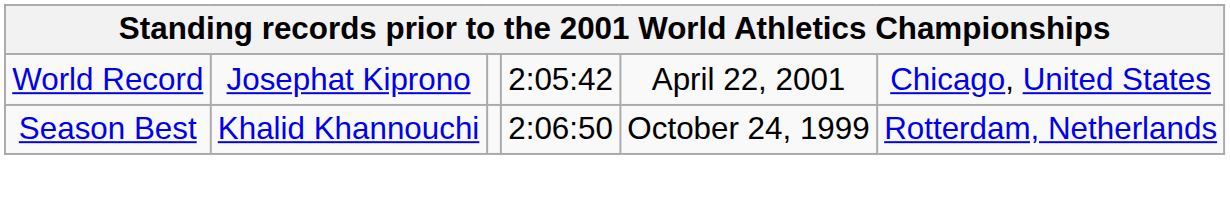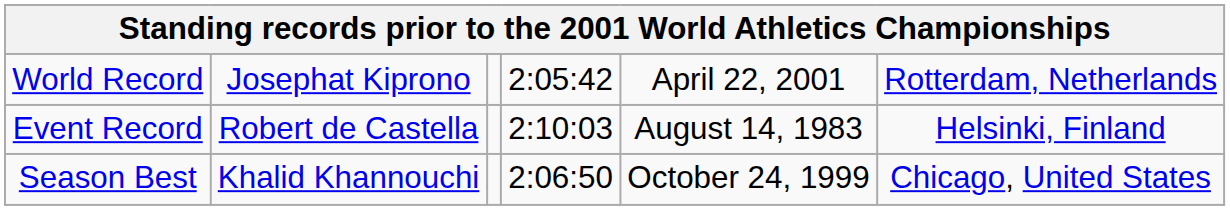(1051, 79) Chicago, United States -> (1051, 79) Rotterdam, Netherlands
+ row: (108, 128)
(1051, 128) Rotterdam, Netherlands -> (1051, 178) Chicago, United States
